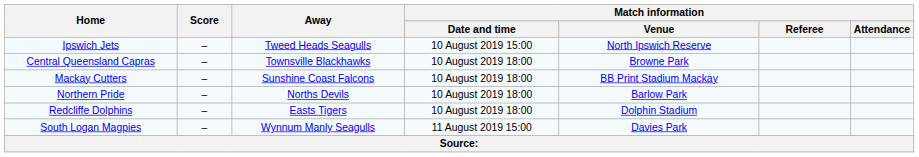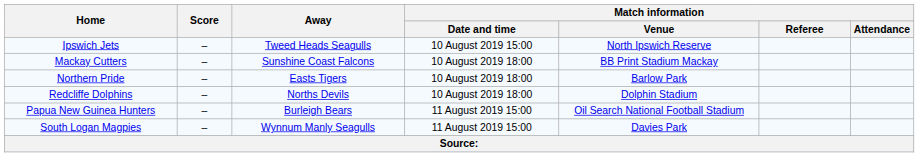- row: (91, 62)
(318, 95) Norths Devils -> (318, 78) Easts Tigers
(318, 111) Easts Tigers -> (318, 95) Norths Devils
+ row: (91, 111)
